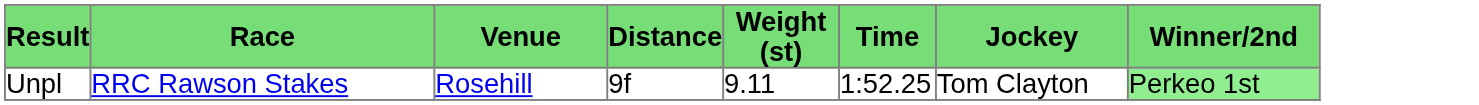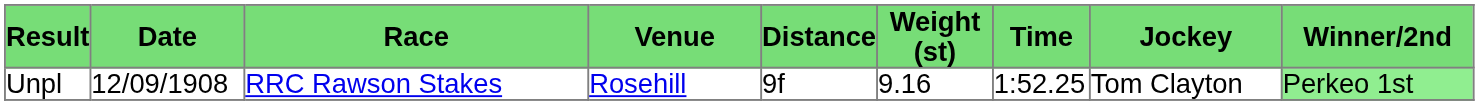+ column: (167, 36)
(750, 84) 9.11 -> (905, 84) 9.16
